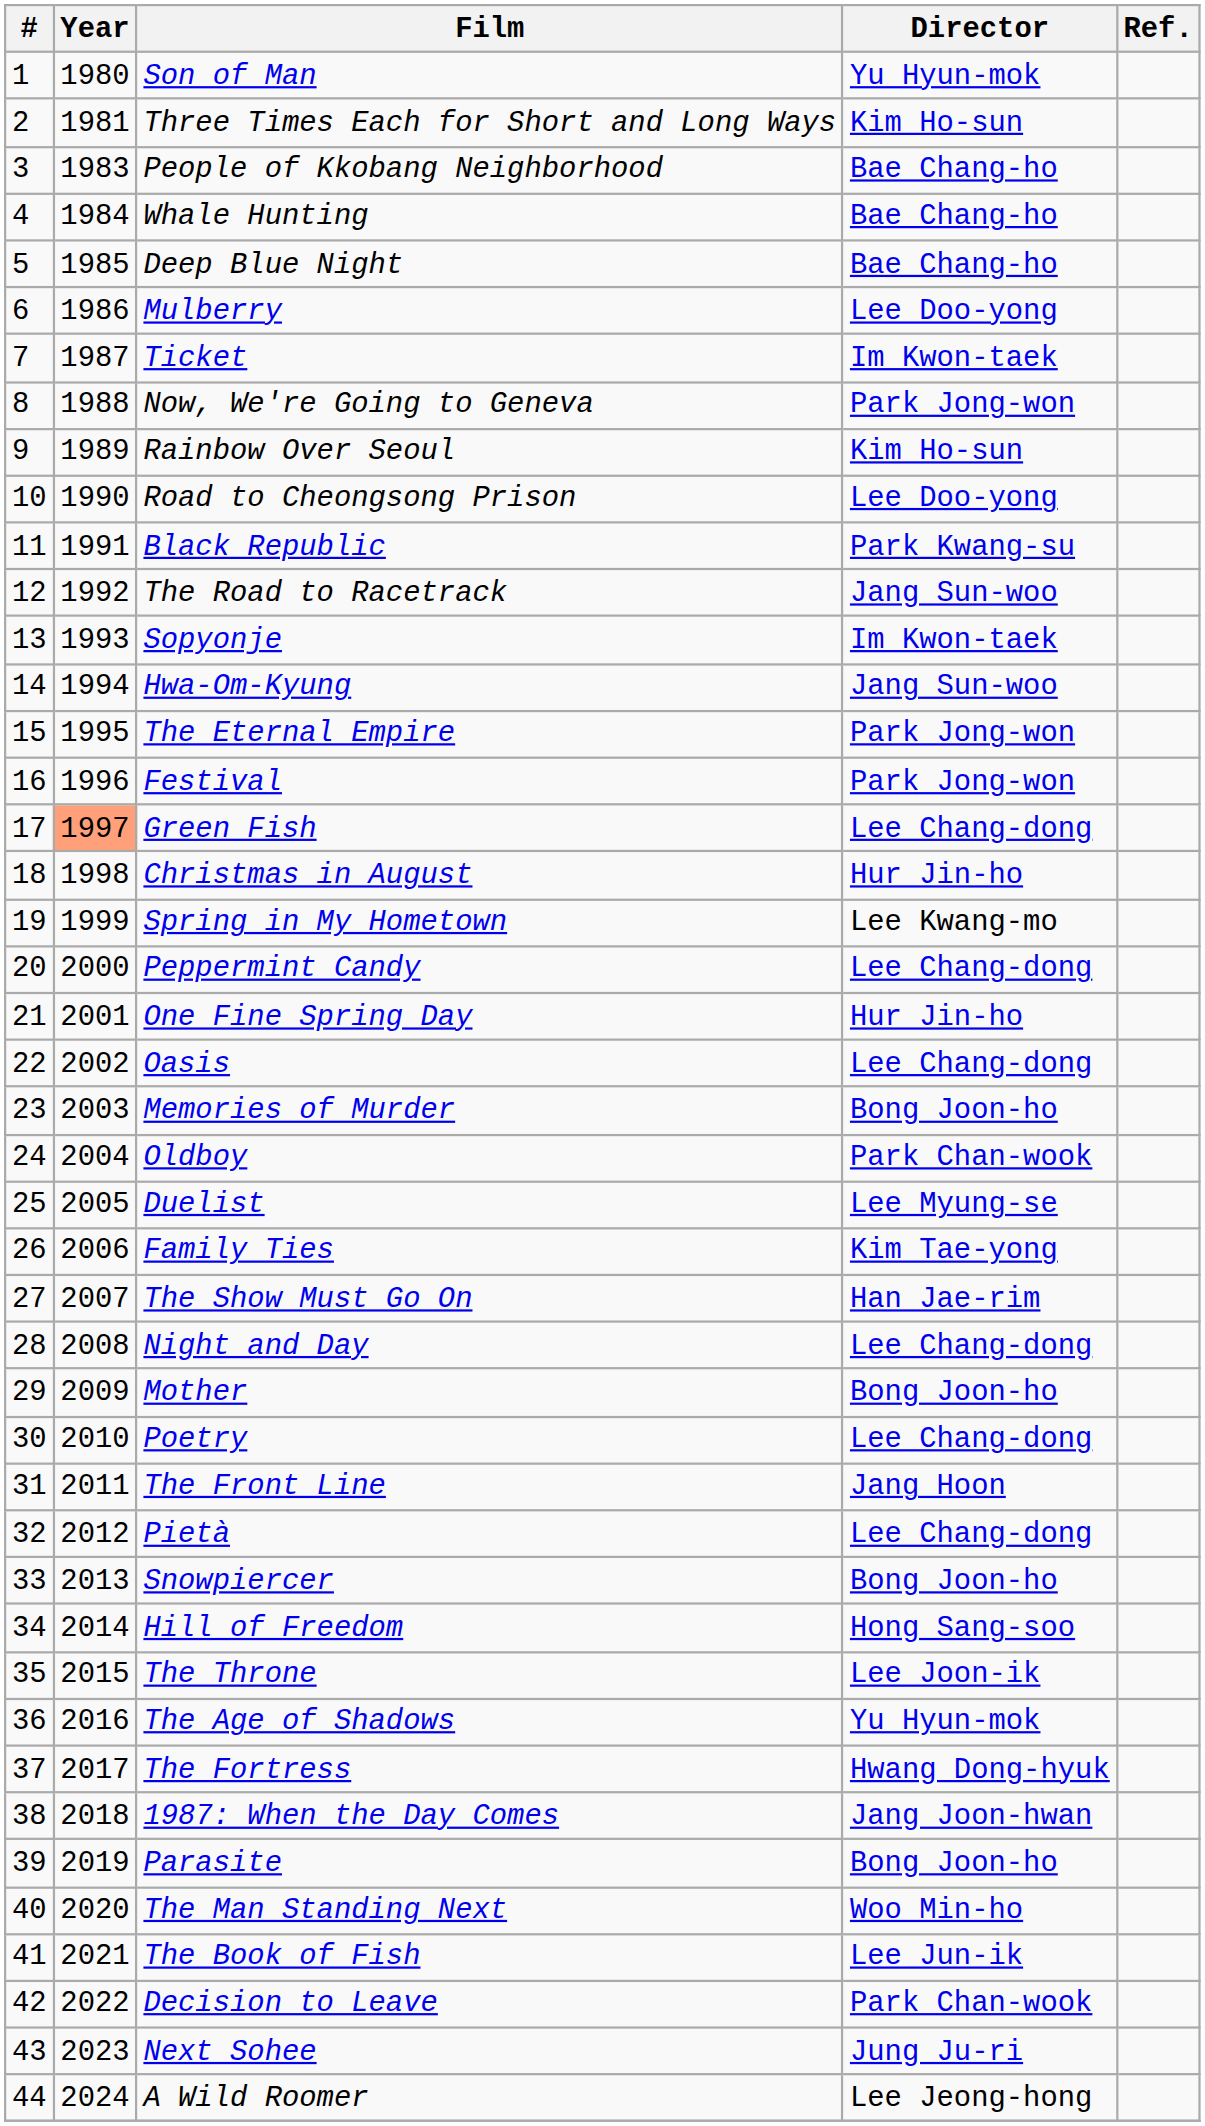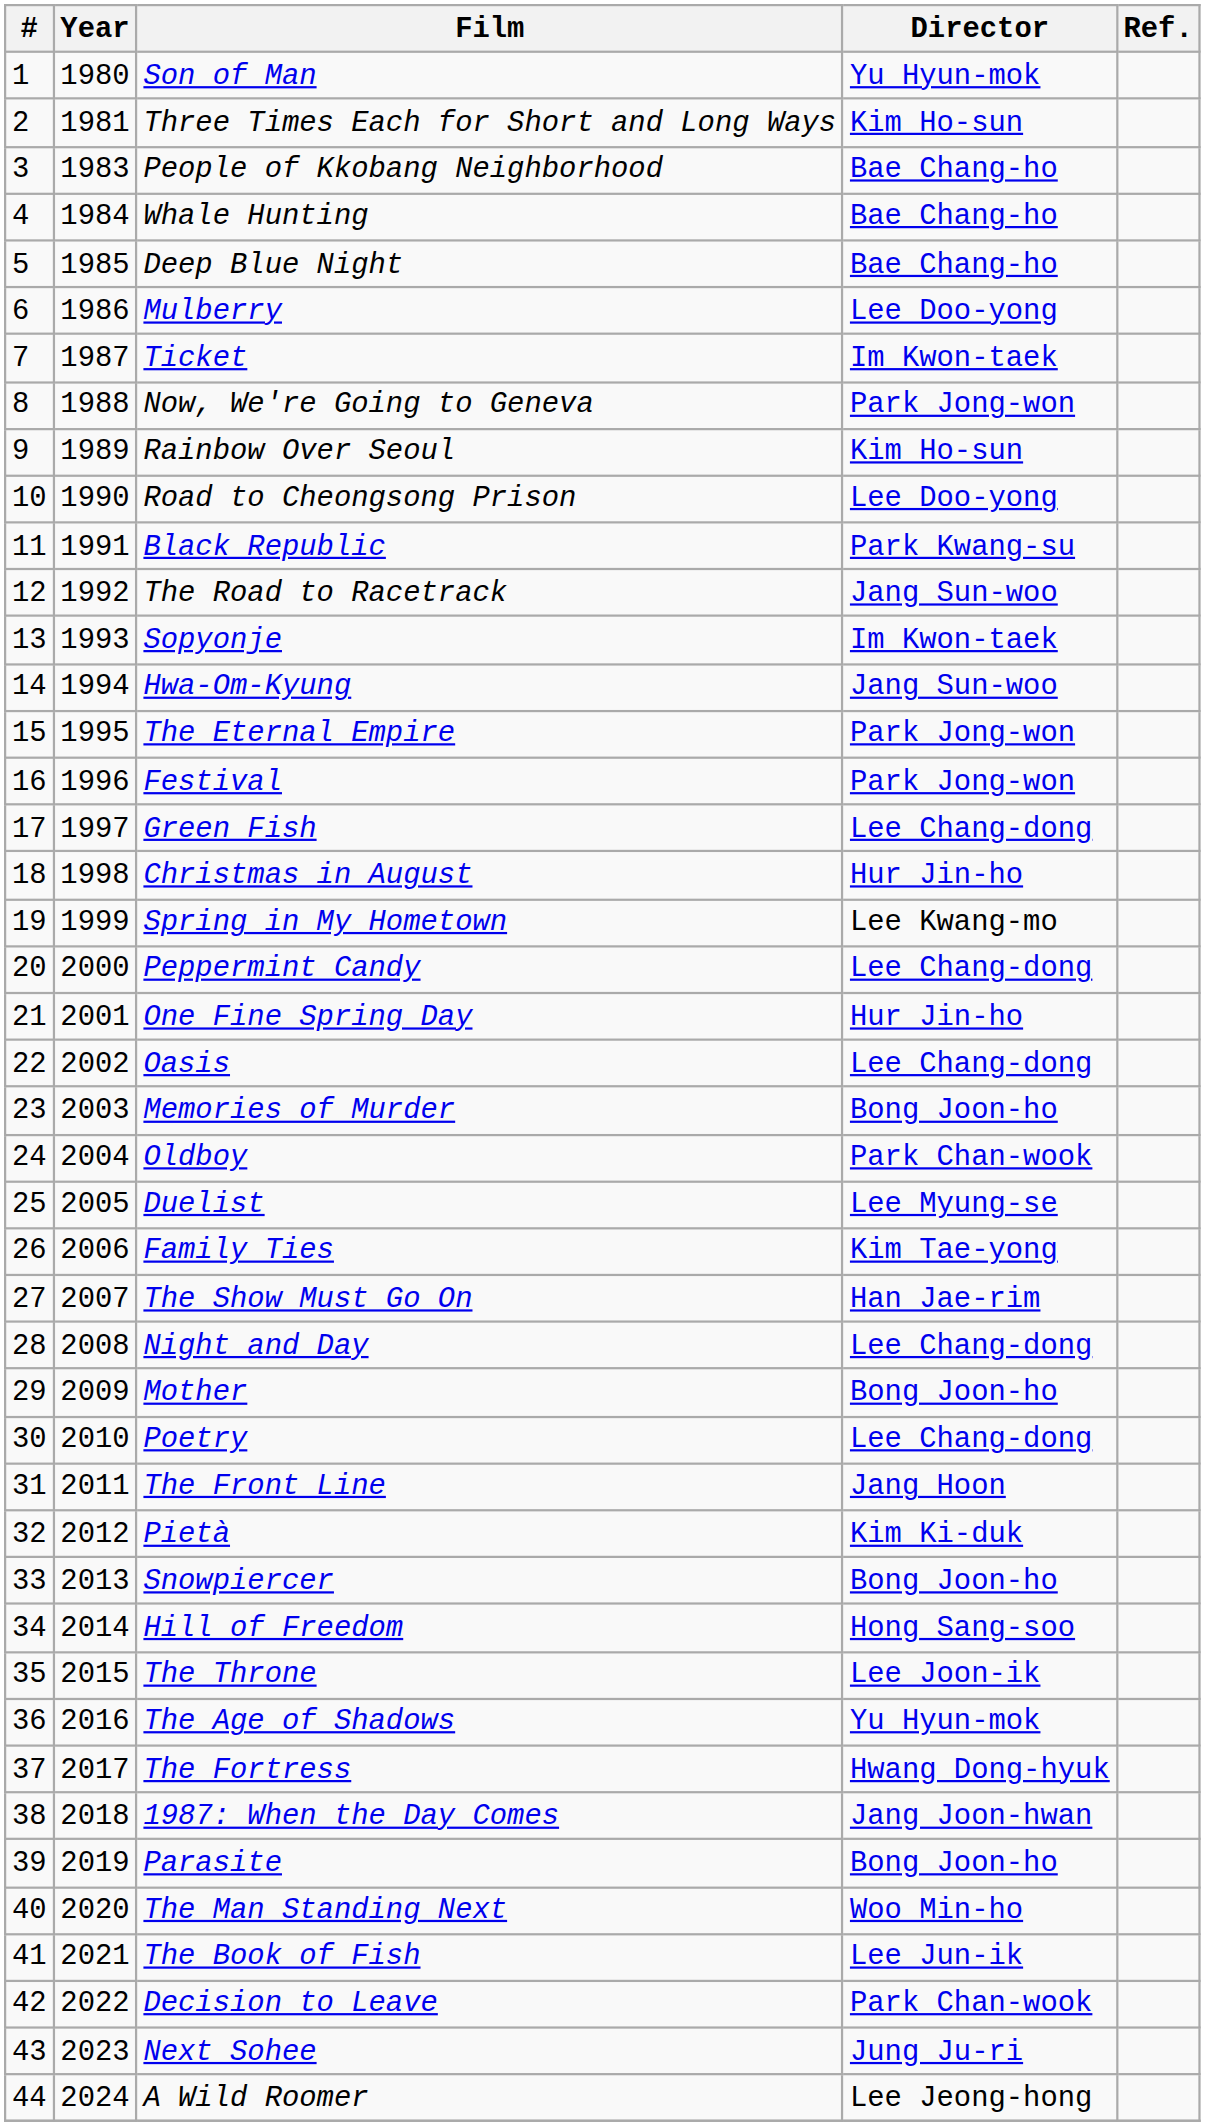(95, 828) lightsalmon background -> (95, 828) no background
(971, 1534) Lee Chang-dong -> (937, 1534) Kim Ki-duk
